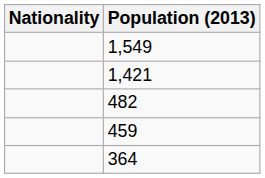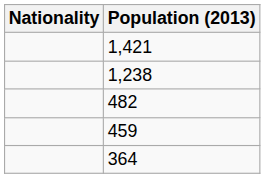- row: (130, 46)
+ row: (130, 74)
